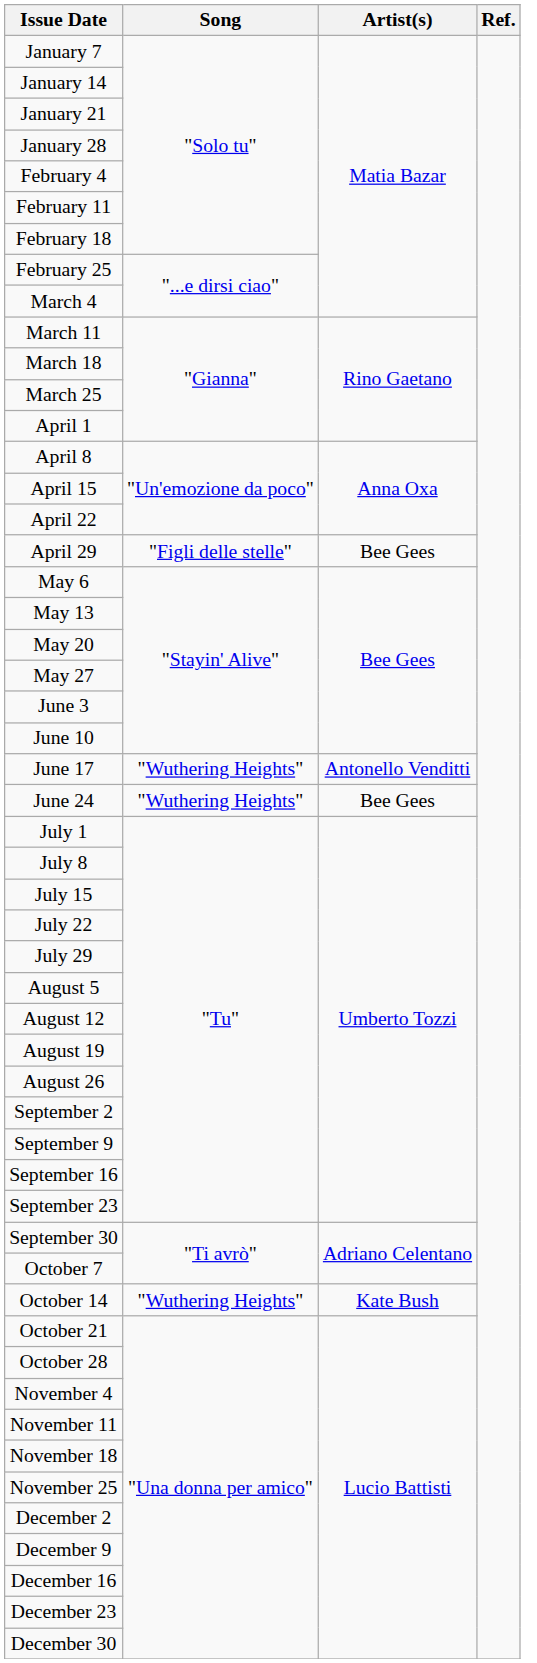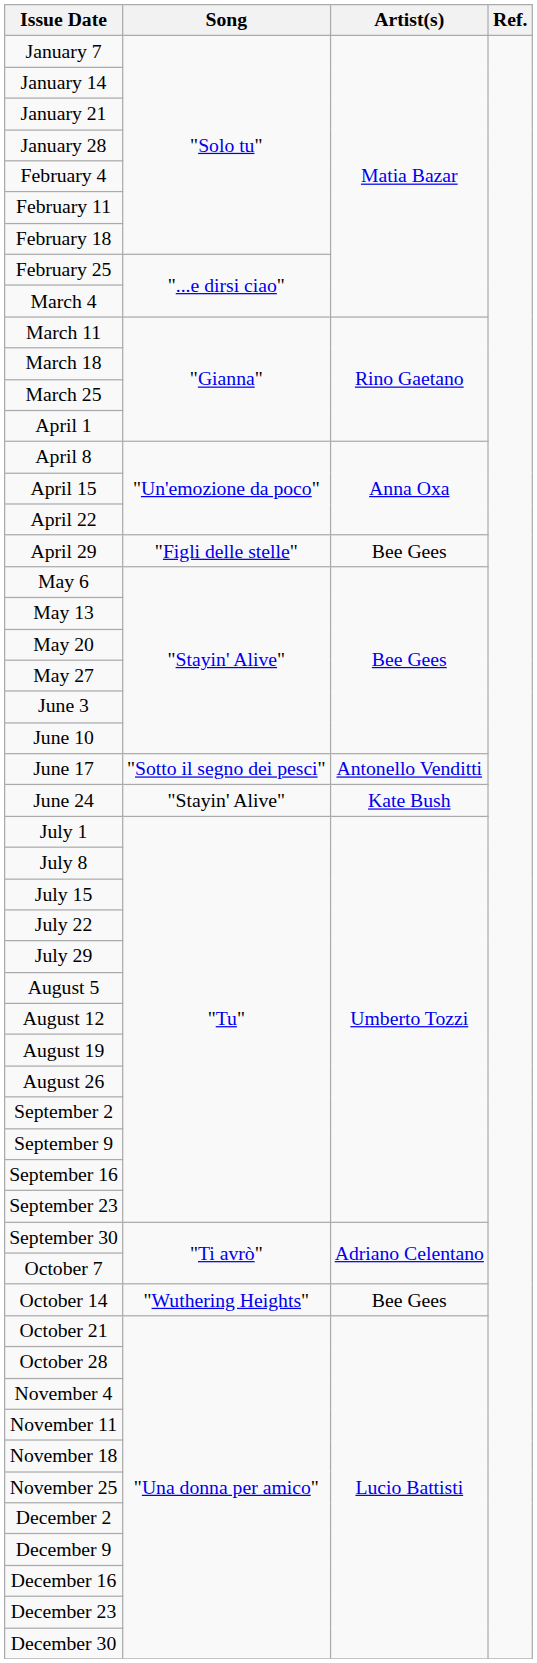(220, 769) "Wuthering Heights" -> (226, 769) "Sotto il segno dei pesci"
(220, 800) "Wuthering Heights" -> (226, 800) "Stayin' Alive"
(397, 800) Bee Gees -> (409, 800) Kate Bush
(397, 1299) Kate Bush -> (409, 1299) Bee Gees
